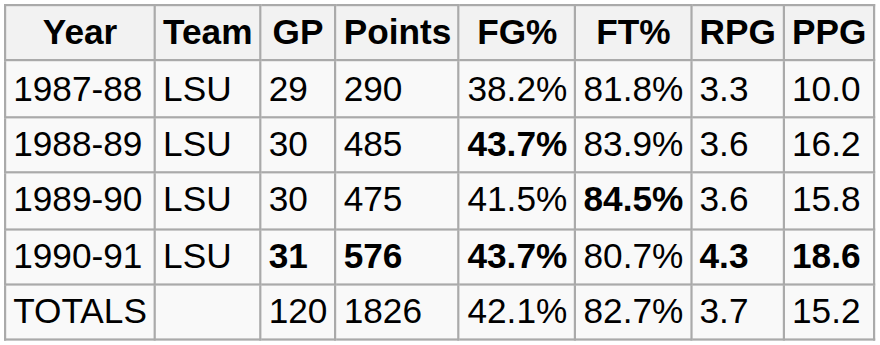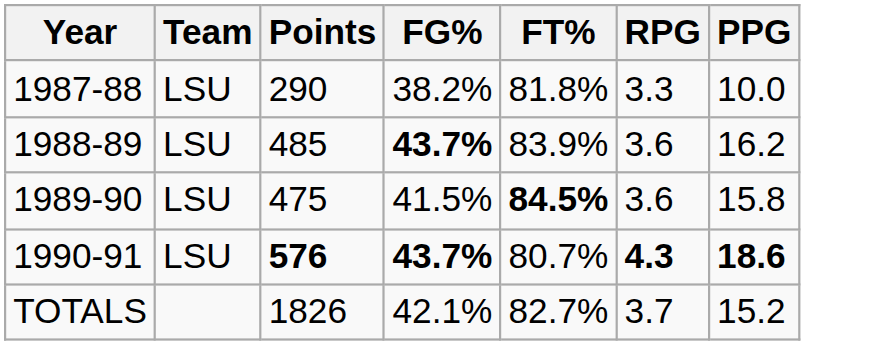- column: (298, 32)
